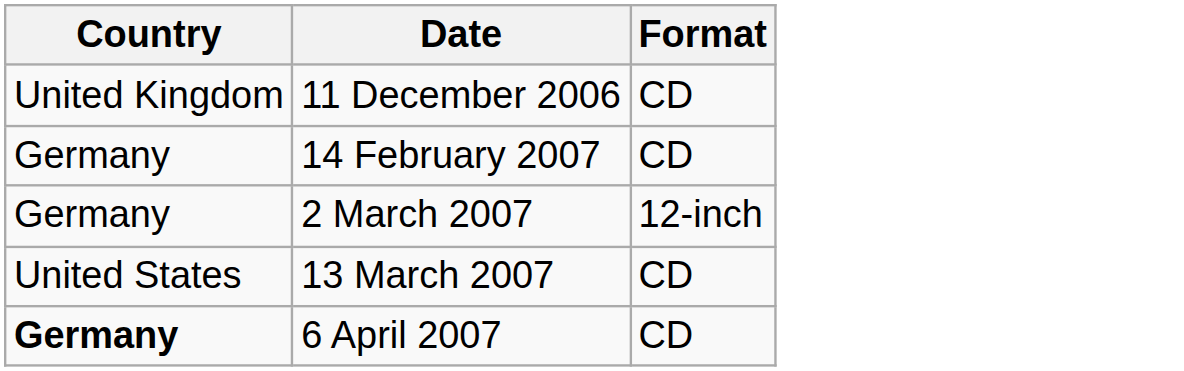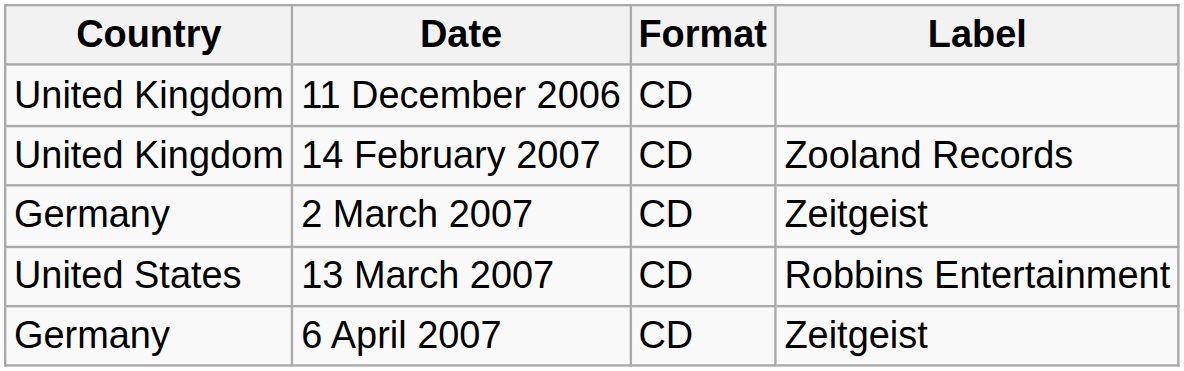+ column: (977, 34)
(92, 154) Germany -> (149, 154) United Kingdom
(701, 214) 12-inch -> (666, 214) CD
(96, 335) bold -> (92, 335) normal
